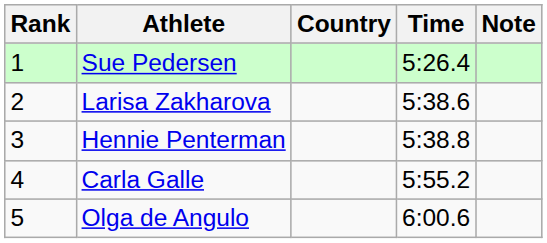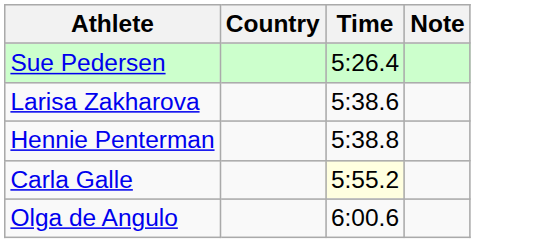- column: (40, 23)
(436, 179) no background -> (365, 179) lightyellow background
